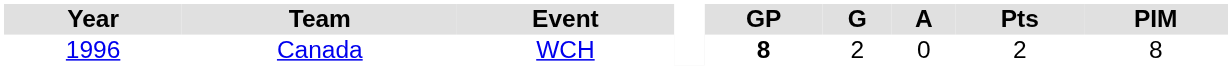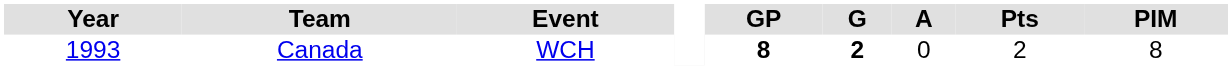(93, 49) 1996 -> (93, 49) 1993
(857, 49) normal -> (857, 49) bold
